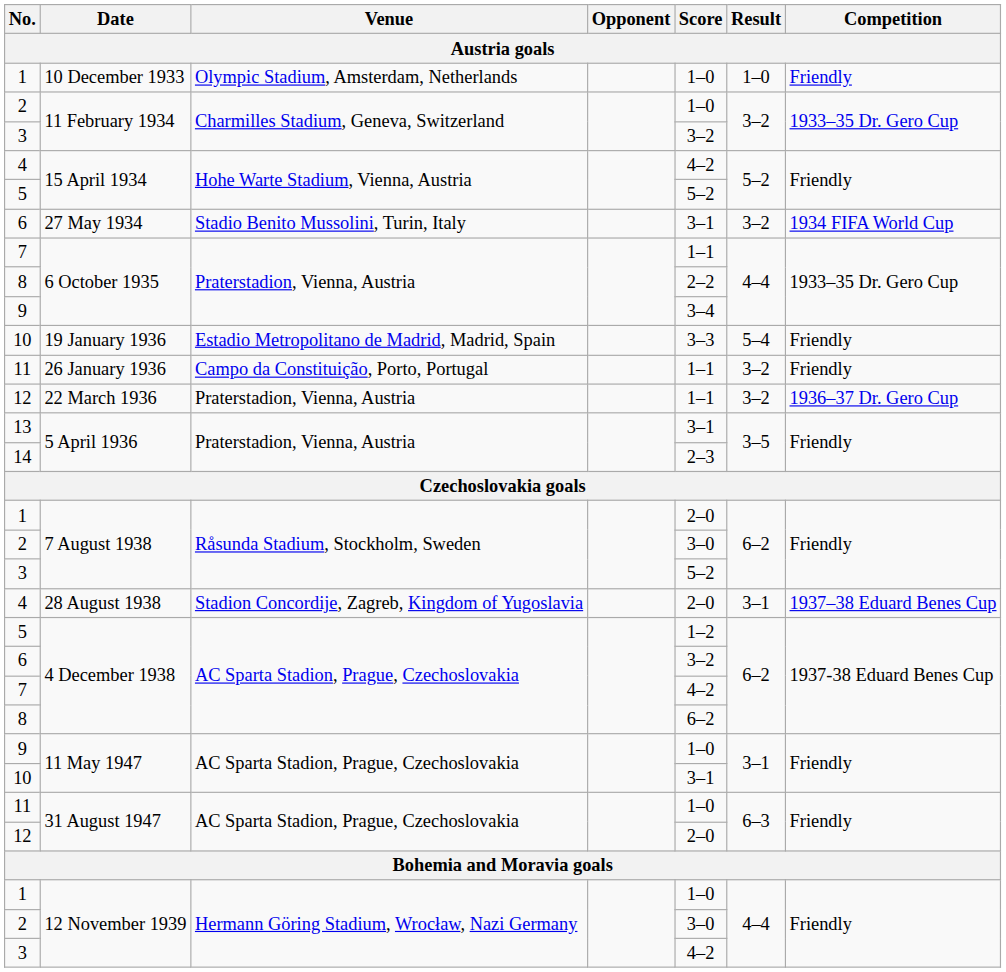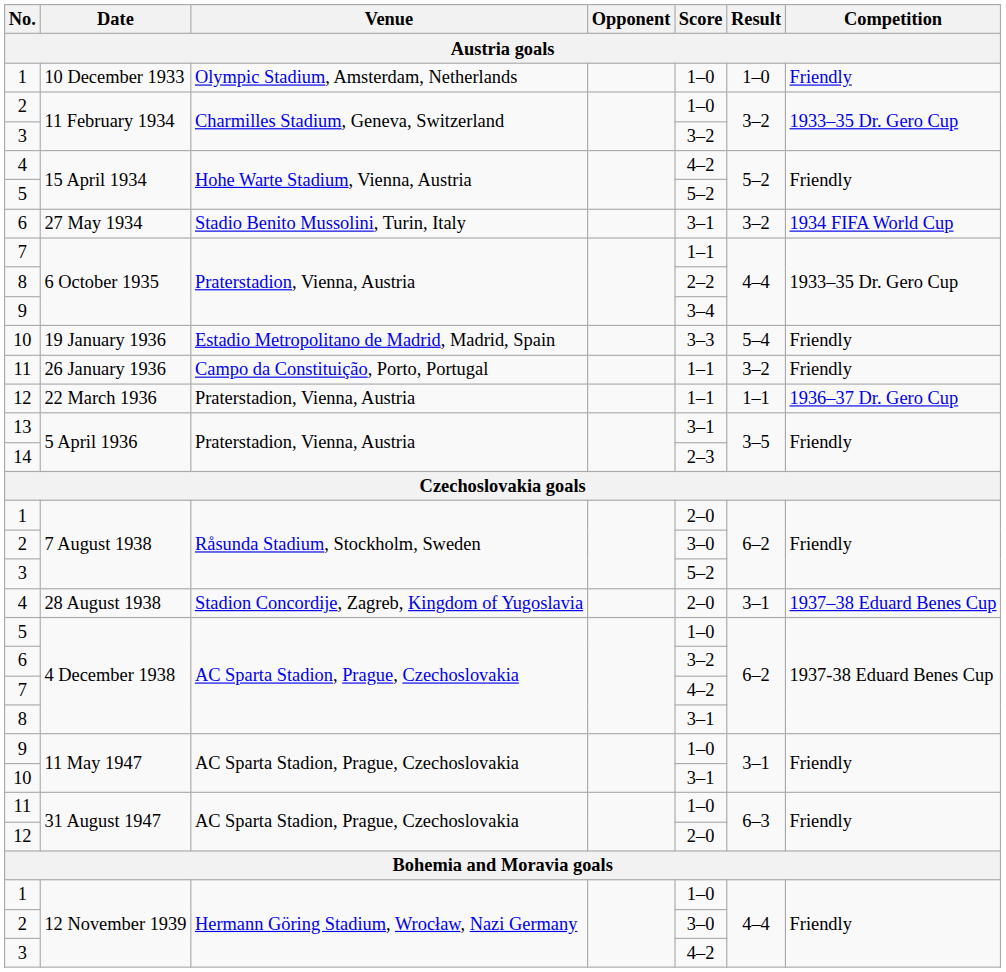(756, 398) 3–2 -> (756, 398) 1–1
(701, 631) 1–2 -> (701, 631) 1–0
(701, 719) 6–2 -> (701, 719) 3–1
